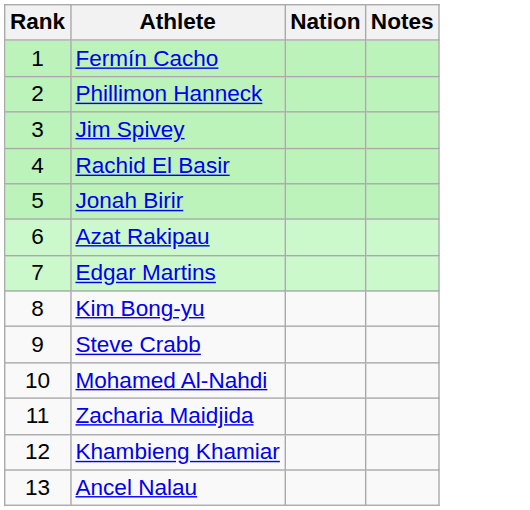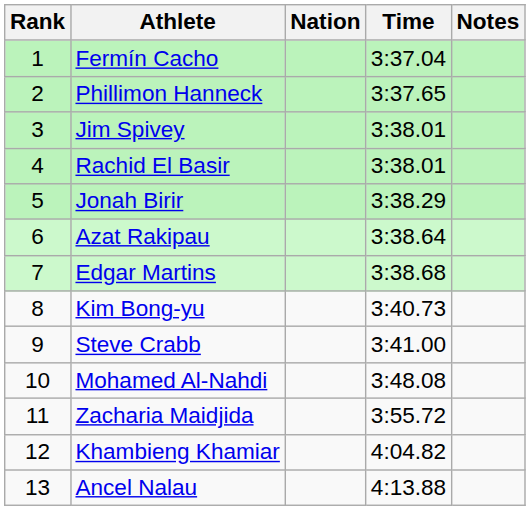+ column: (408, 22)
